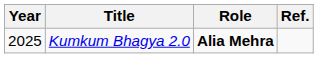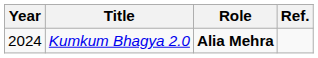(25, 40) 2025 -> (25, 40) 2024
